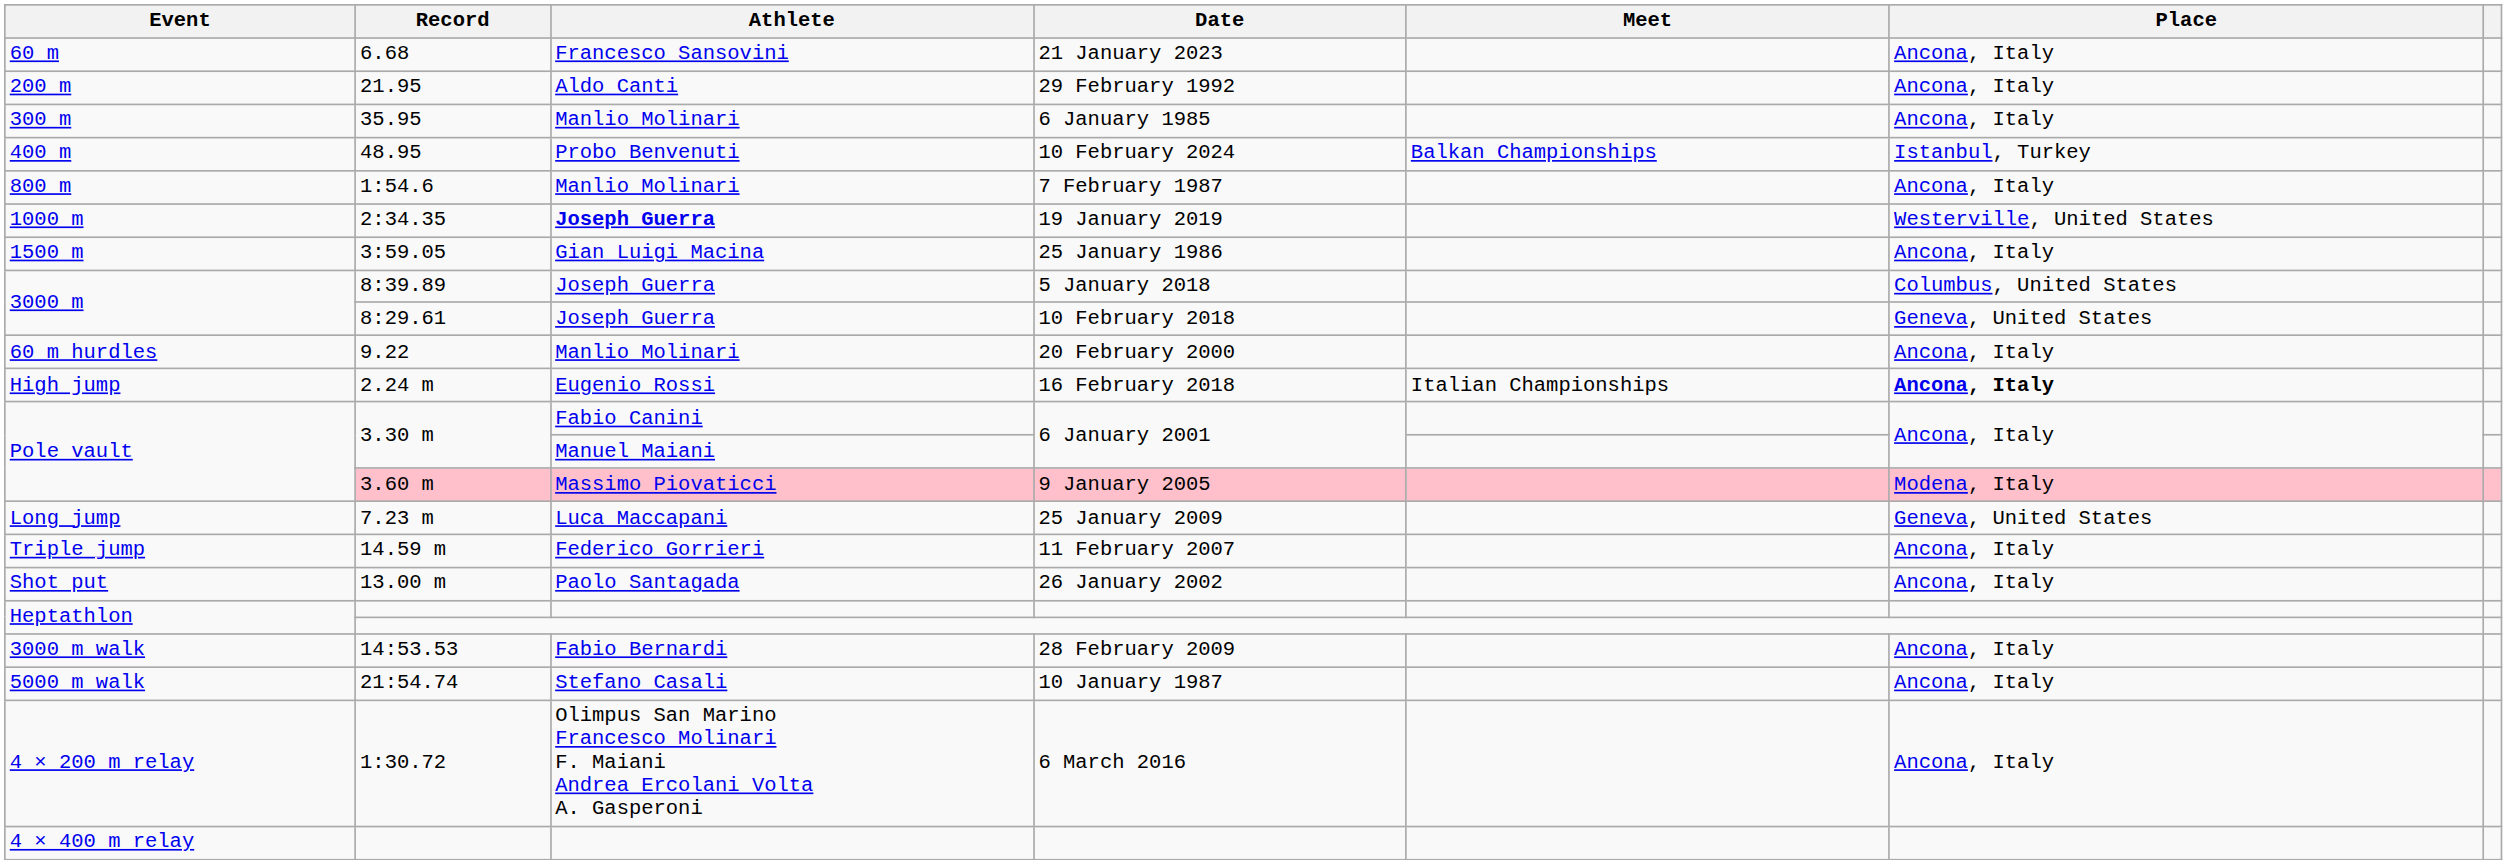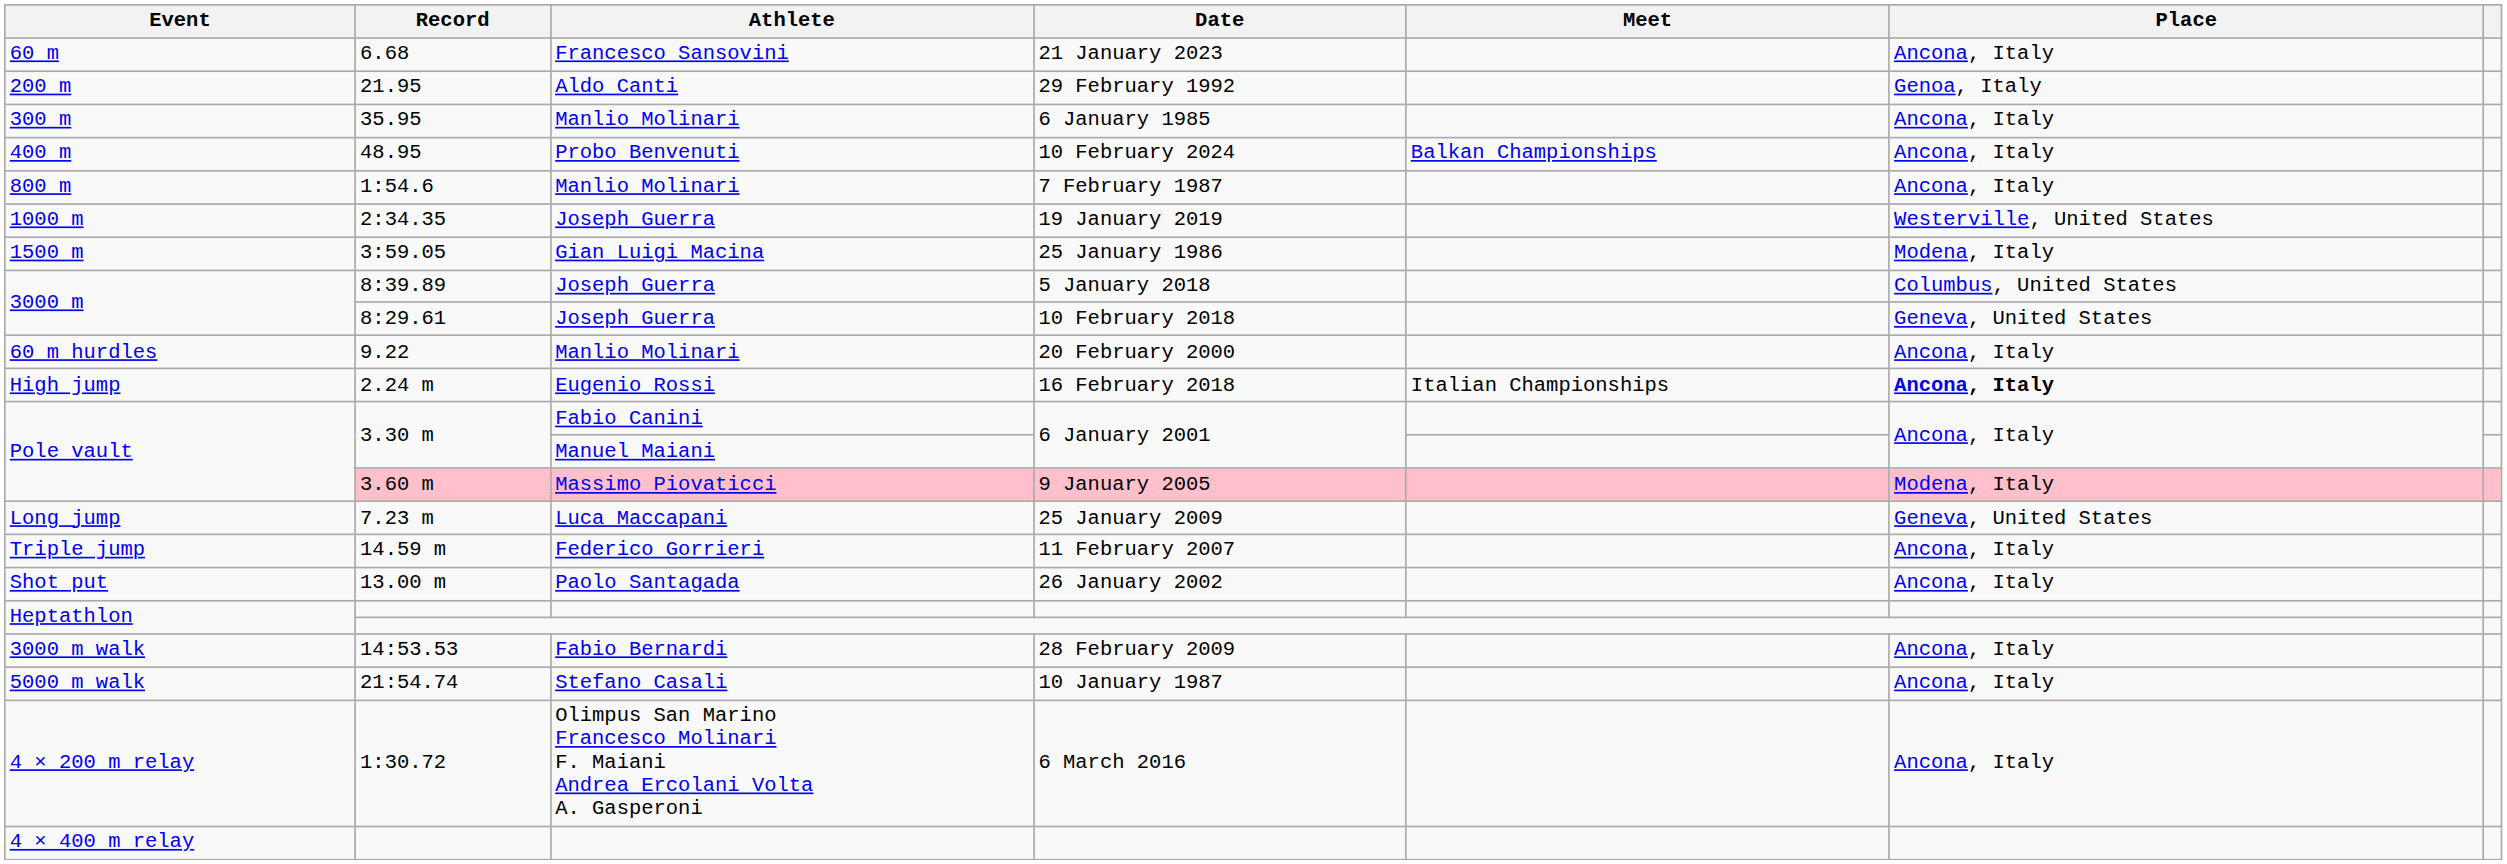(1974, 88) Ancona, Italy -> (1968, 88) Genoa, Italy
(1992, 154) Istanbul, Turkey -> (1974, 154) Ancona, Italy
(635, 220) bold -> (635, 220) normal
(1974, 253) Ancona, Italy -> (1974, 253) Modena, Italy
